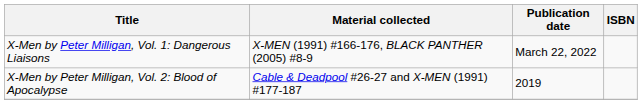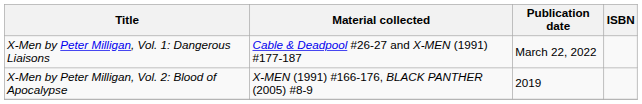(368, 51) X-MEN (1991) #166-176, BLACK PANTHER (2005) #8-9 -> (370, 51) Cable & Deadpool #26-27 and X-MEN (1991) #177-187
(370, 83) Cable & Deadpool #26-27 and X-MEN (1991) #177-187 -> (368, 83) X-MEN (1991) #166-176, BLACK PANTHER (2005) #8-9
